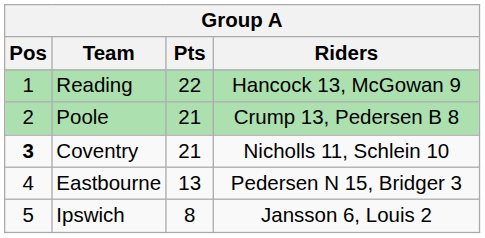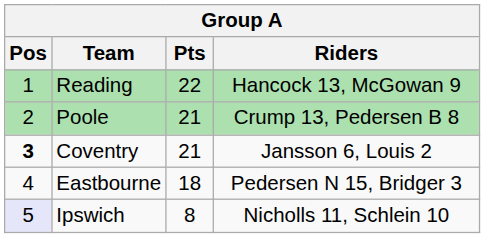(346, 150) Nicholls 11, Schlein 10 -> (346, 150) Jansson 6, Louis 2
(190, 183) 13 -> (190, 183) 18
(28, 215) no background -> (28, 215) lavender background
(346, 215) Jansson 6, Louis 2 -> (346, 215) Nicholls 11, Schlein 10
